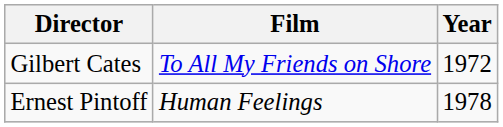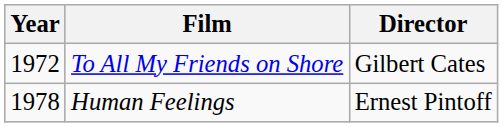columns swapped: (467, 24) <-> (79, 24)
